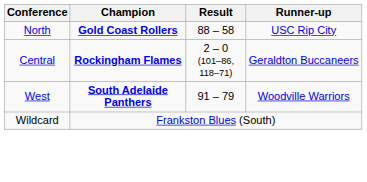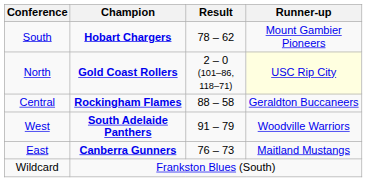+ row: (37, 36)
(216, 30) 88 – 58 -> (216, 73) 2 – 0 (101–86, 118–71)
(304, 30) no background -> (304, 73) lightyellow background
(216, 60) 2 – 0 (101–86, 118–71) -> (216, 103) 88 – 58
+ row: (37, 150)
